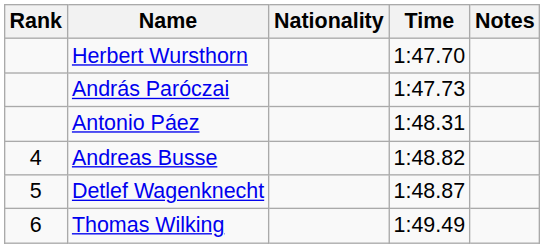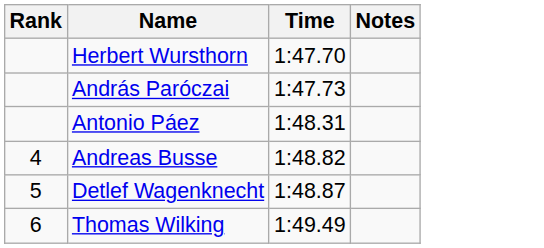- column: (329, 21)
